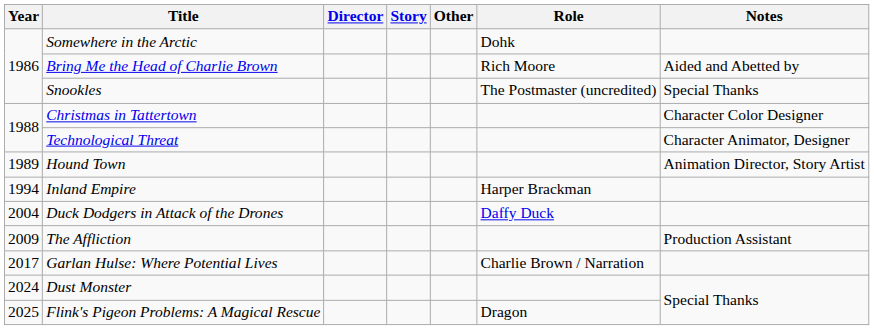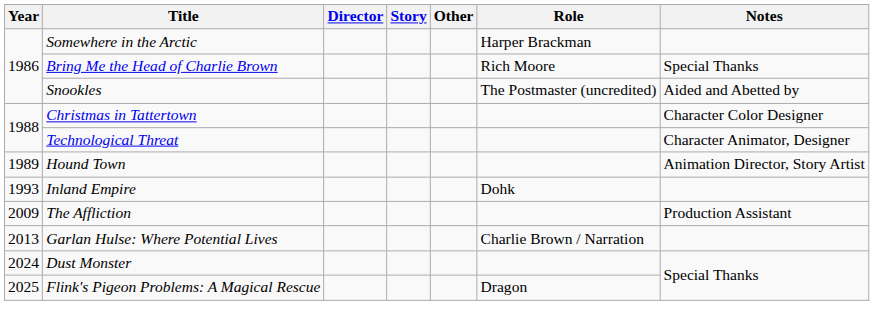(498, 41) Dohk -> (536, 41) Harper Brackman
(731, 66) Aided and Abetted by -> (711, 66) Special Thanks
(711, 90) Special Thanks -> (731, 90) Aided and Abetted by
(24, 189) 1994 -> (24, 189) 1993
(536, 189) Harper Brackman -> (498, 189) Dohk
- row: (165, 213)
(24, 262) 2017 -> (24, 238) 2013
